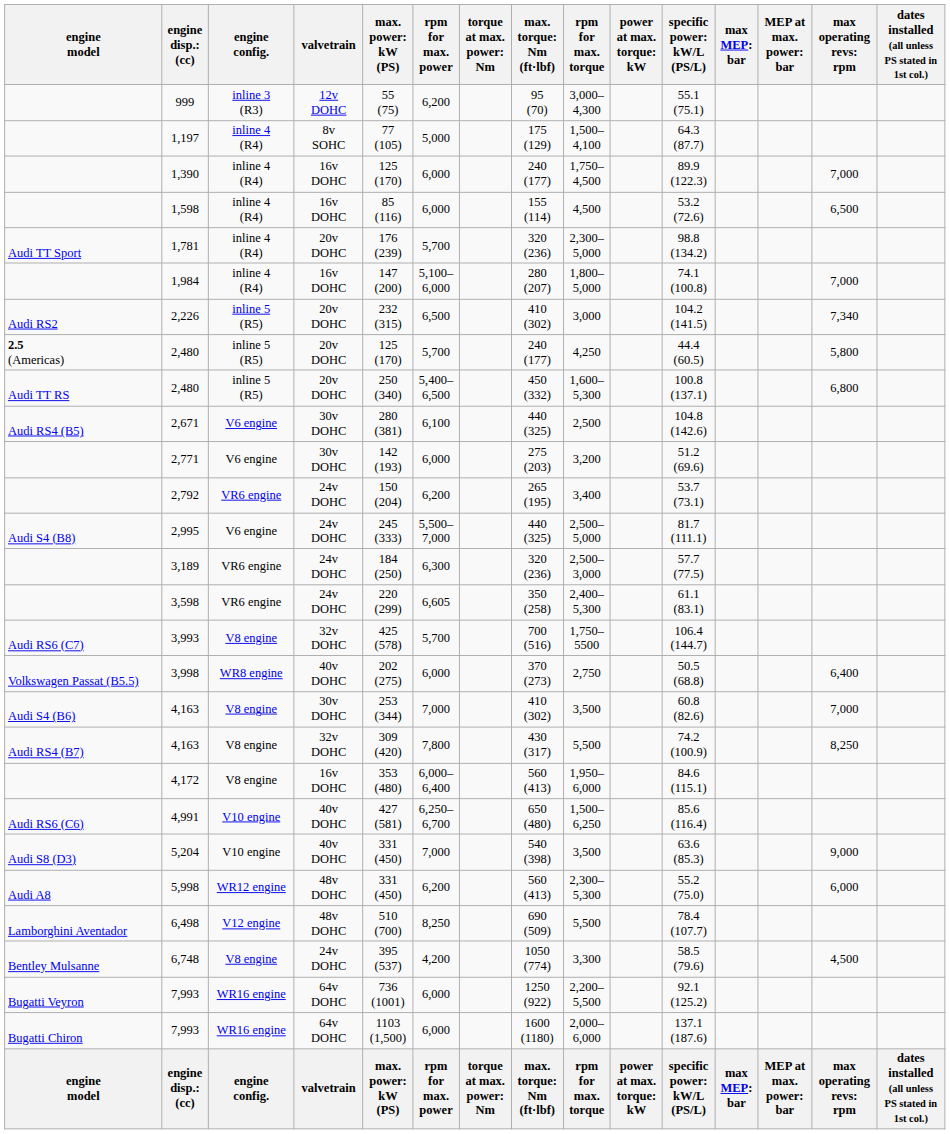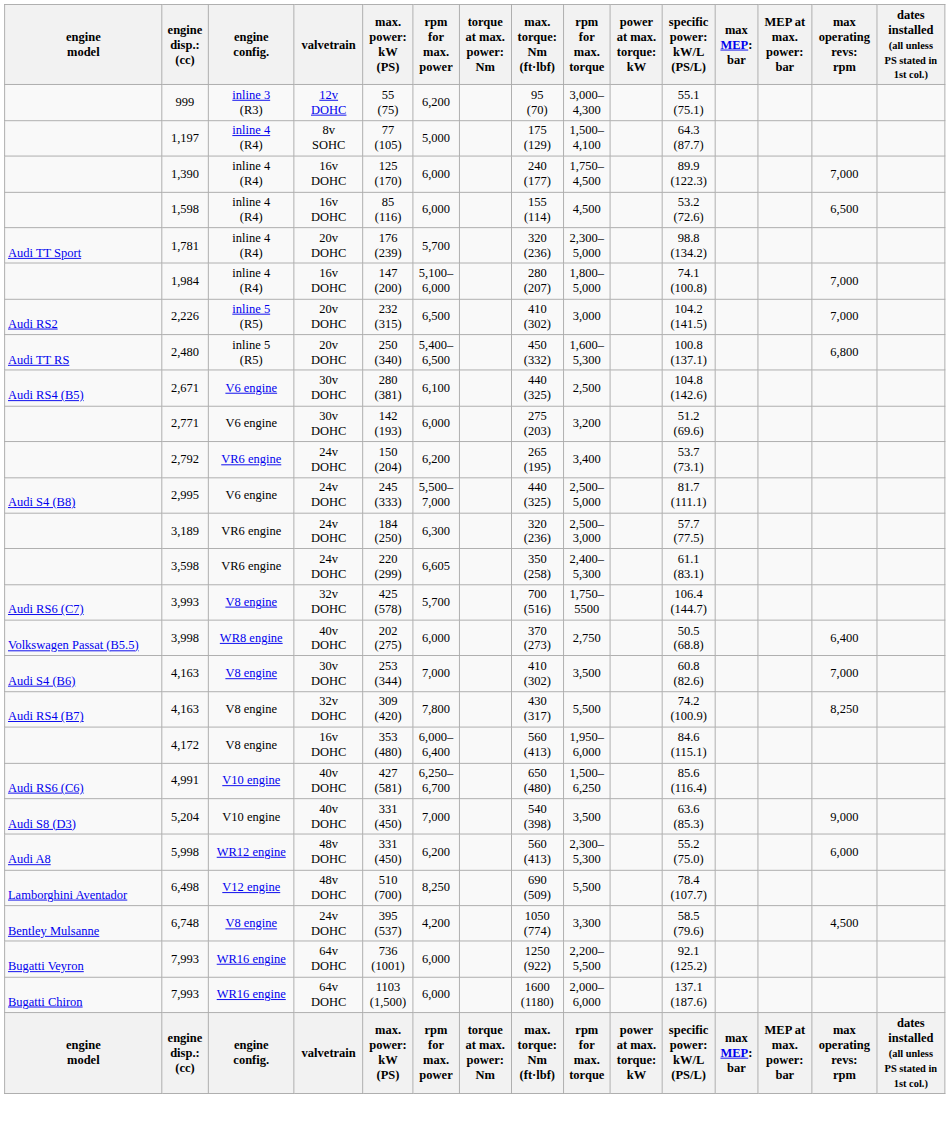(844, 317) 7,340 -> (844, 317) 7,000
- row: (36, 352)
